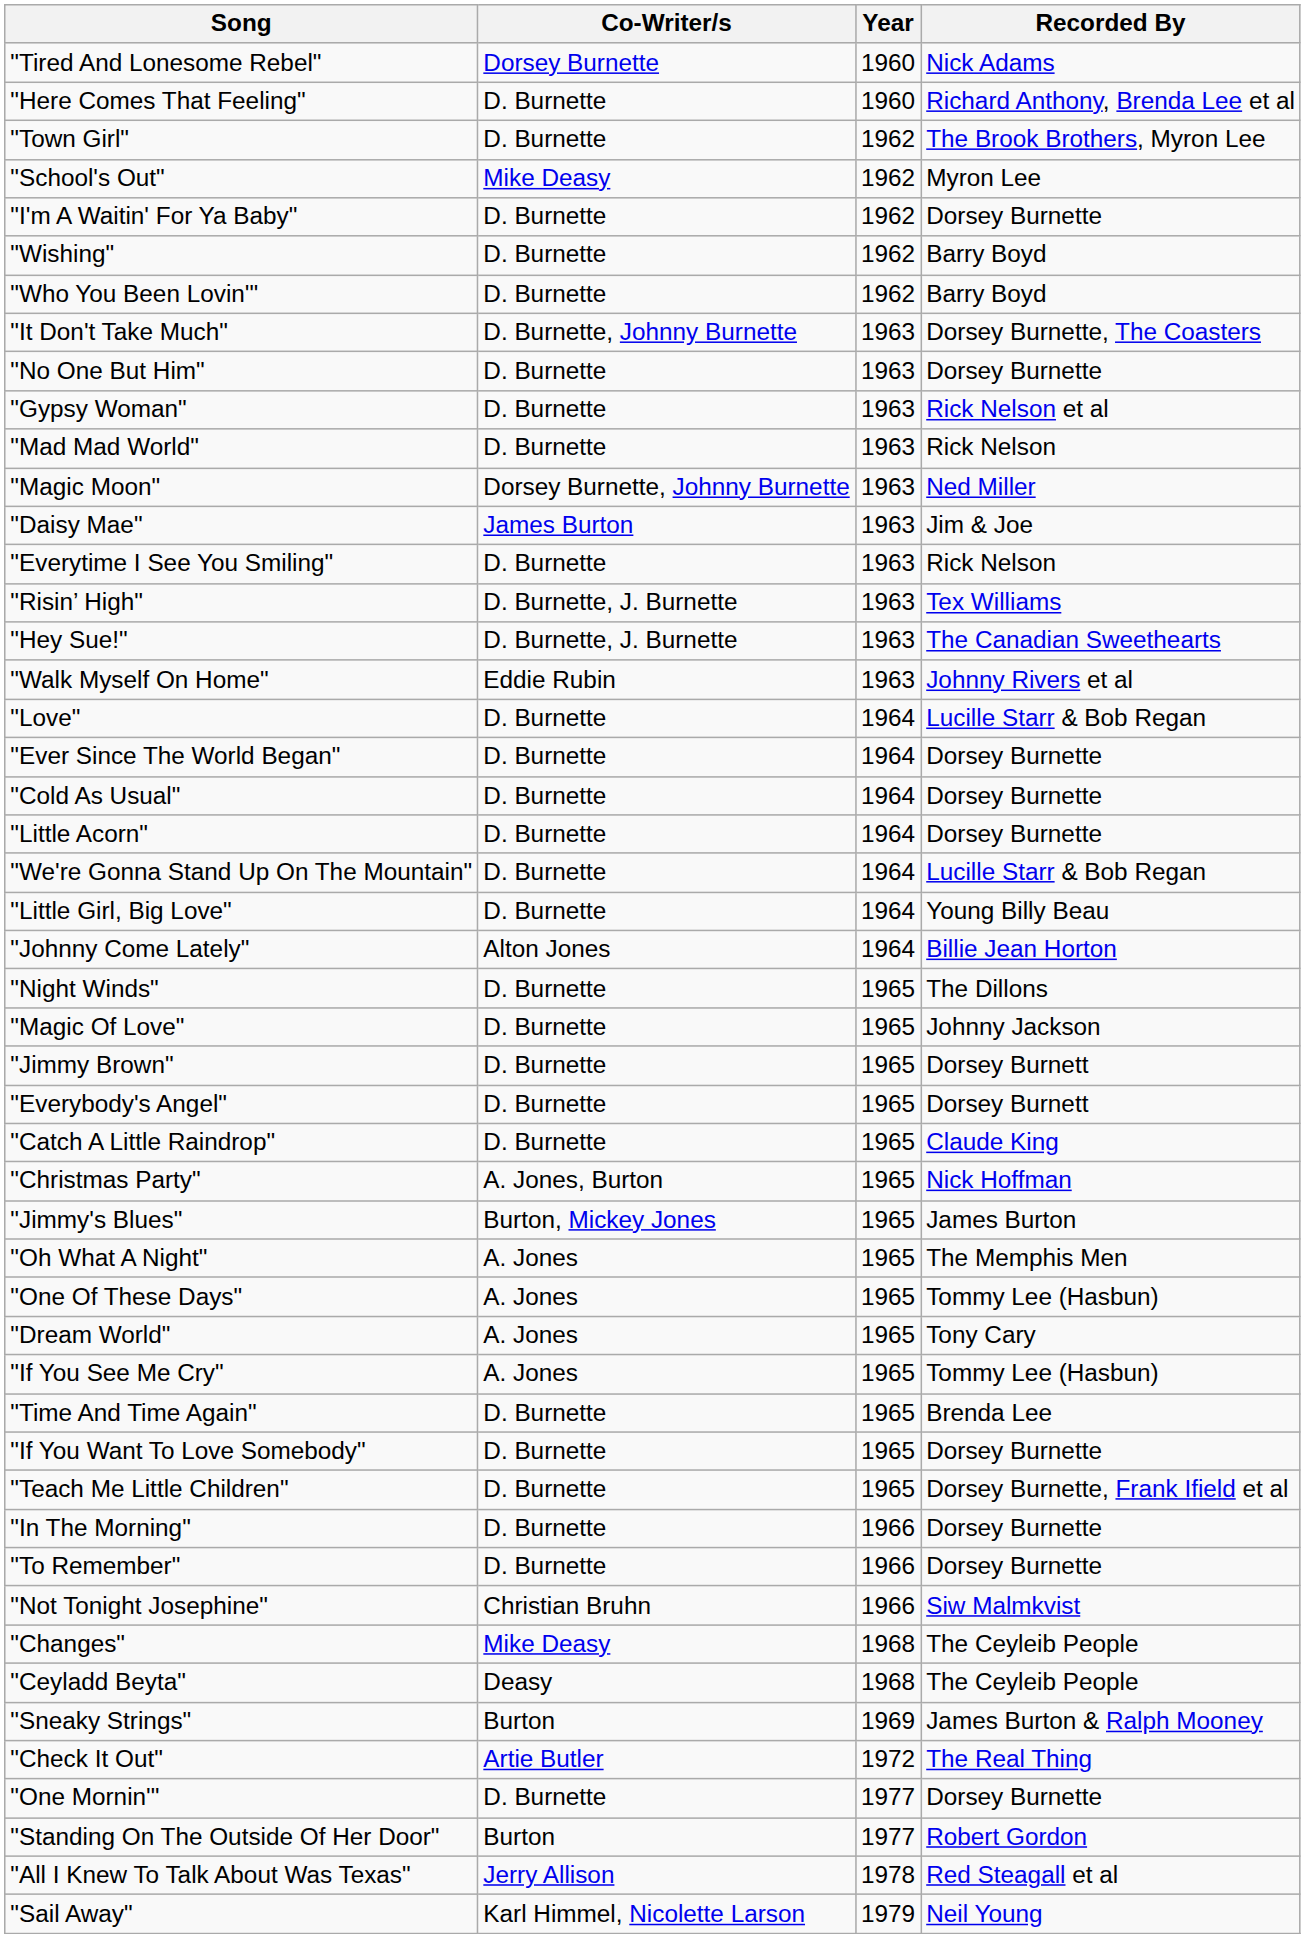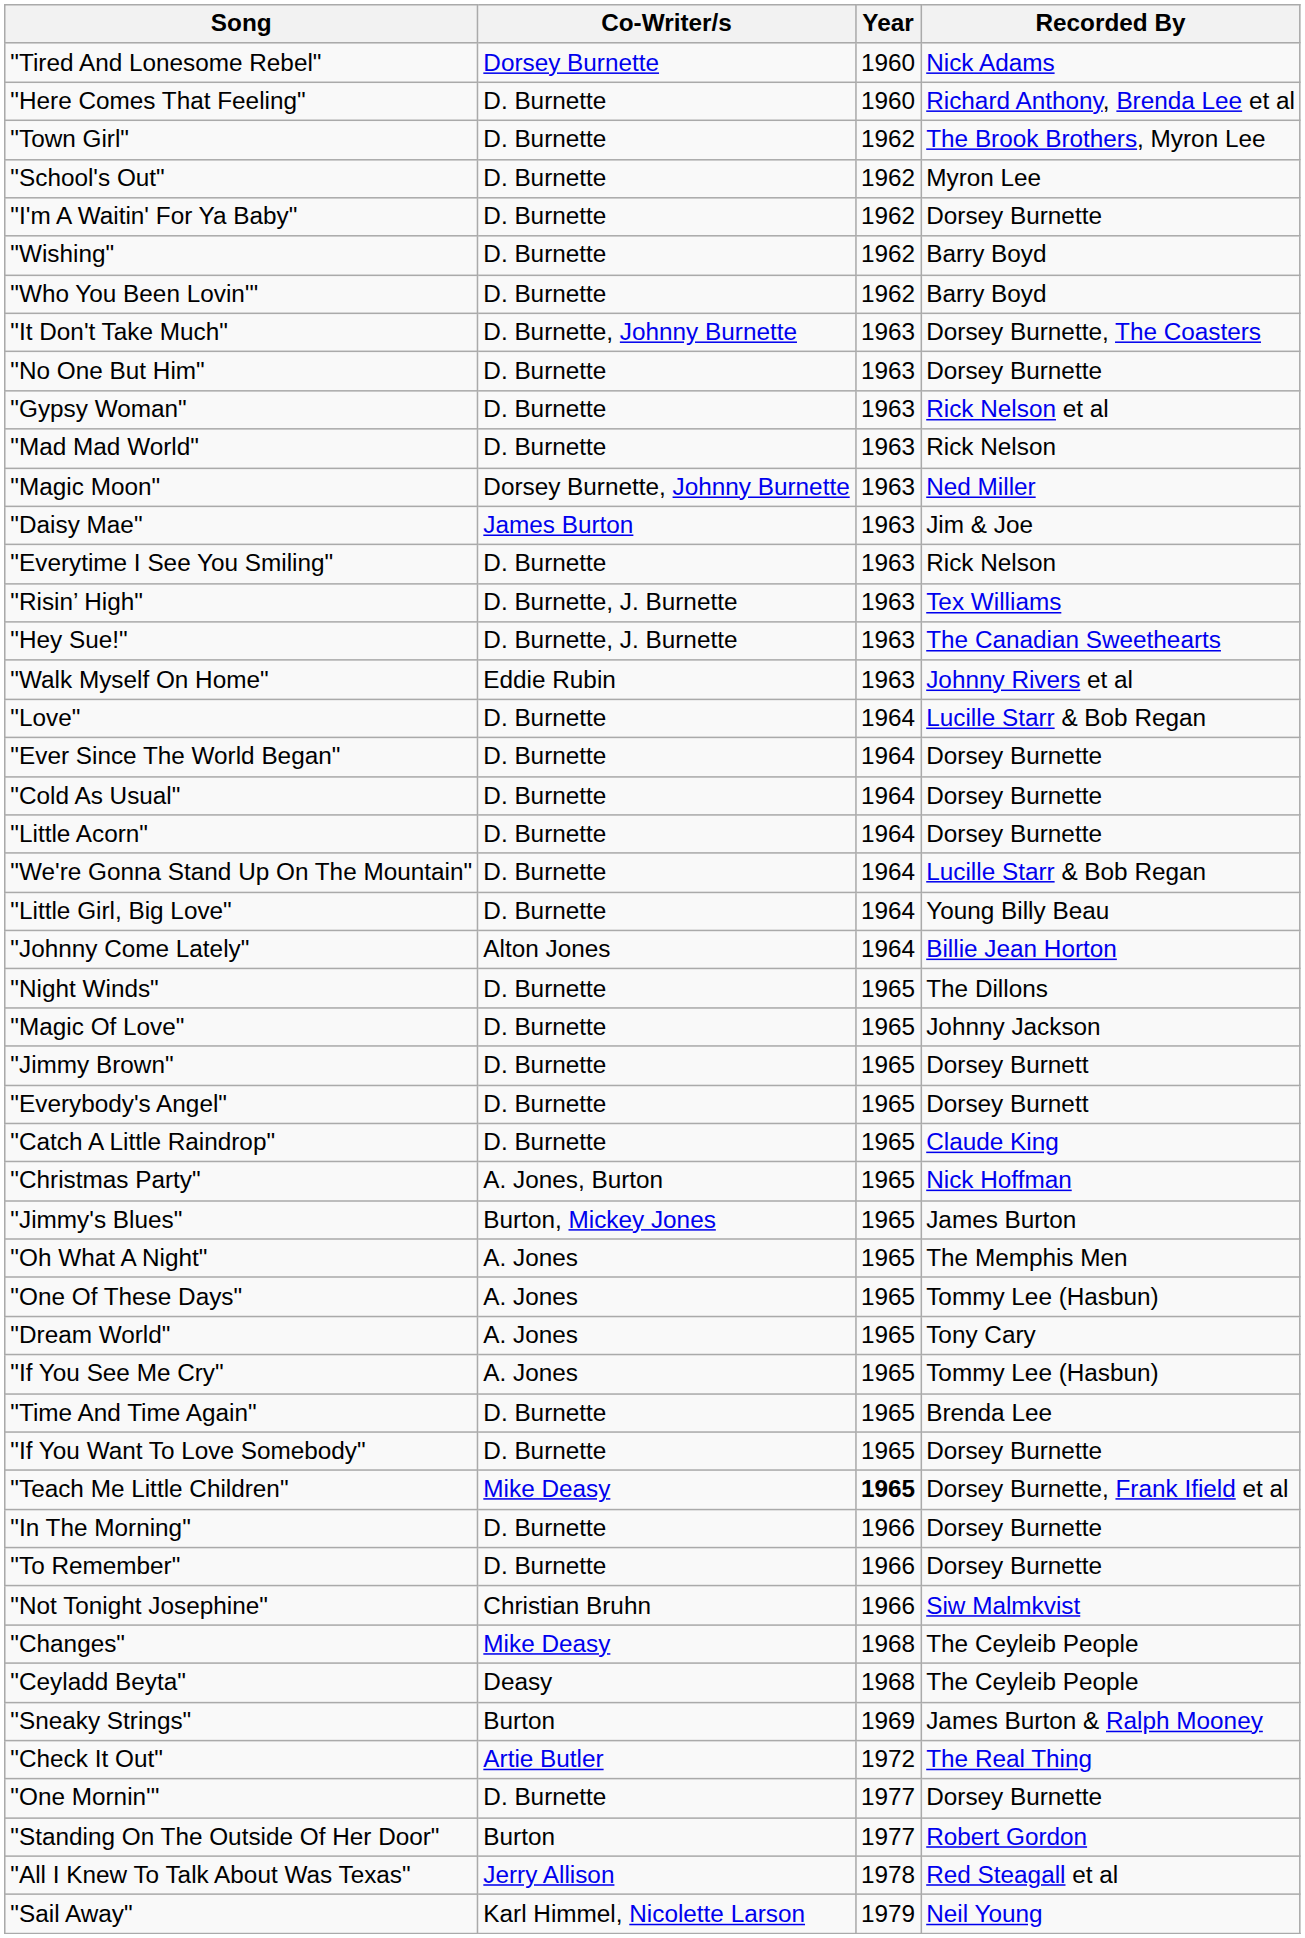(547, 178) Mike Deasy -> (545, 178) D. Burnette
(545, 1489) D. Burnette -> (547, 1489) Mike Deasy
(888, 1489) normal -> (888, 1489) bold
